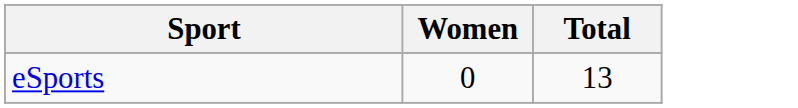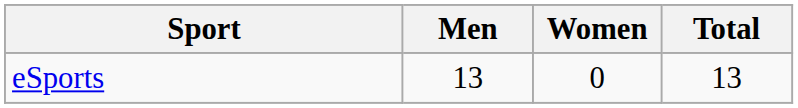+ column: (468, 28)
